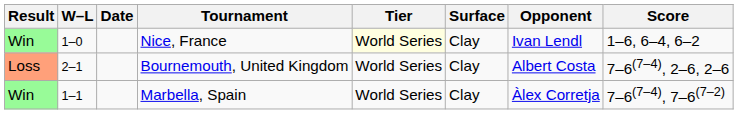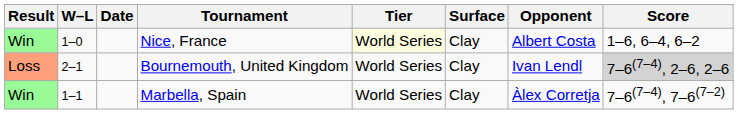(547, 40) Ivan Lendl -> (554, 40) Albert Costa
(554, 66) Albert Costa -> (547, 66) Ivan Lendl
(668, 66) no background -> (668, 66) lightgrey background
